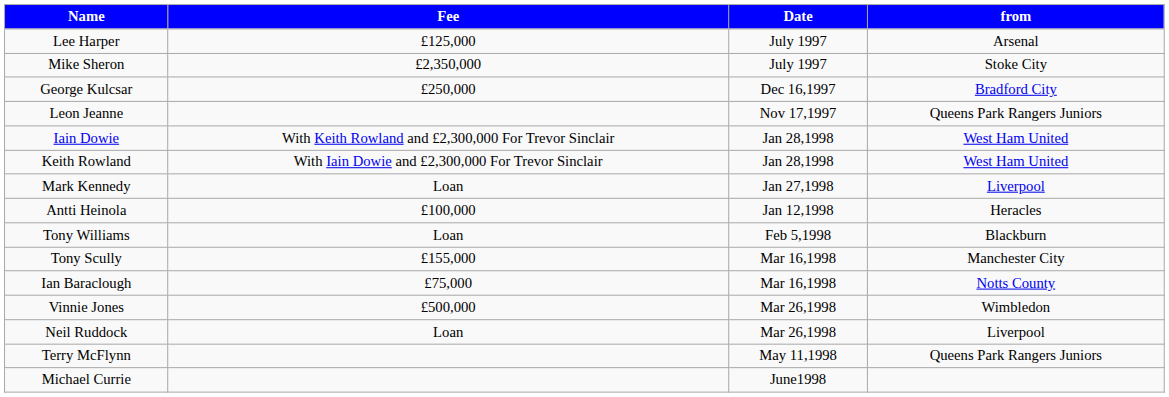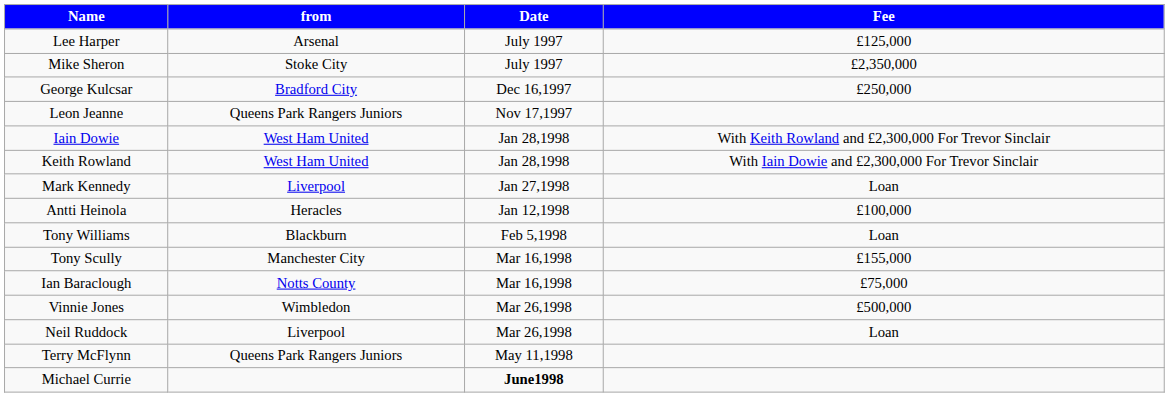columns swapped: (1016, 17) <-> (448, 17)
(798, 380) normal -> (534, 380) bold
